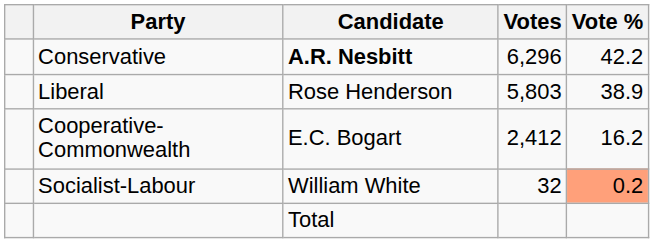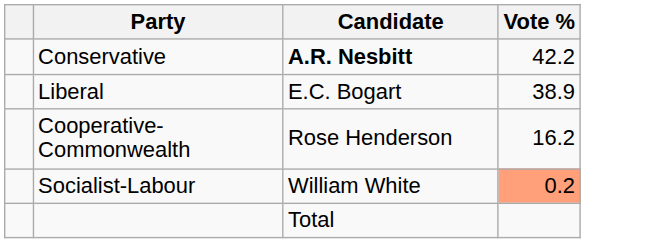- column: (533, 21)
(370, 91) Rose Henderson -> (345, 91) E.C. Bogart
(345, 138) E.C. Bogart -> (370, 138) Rose Henderson
